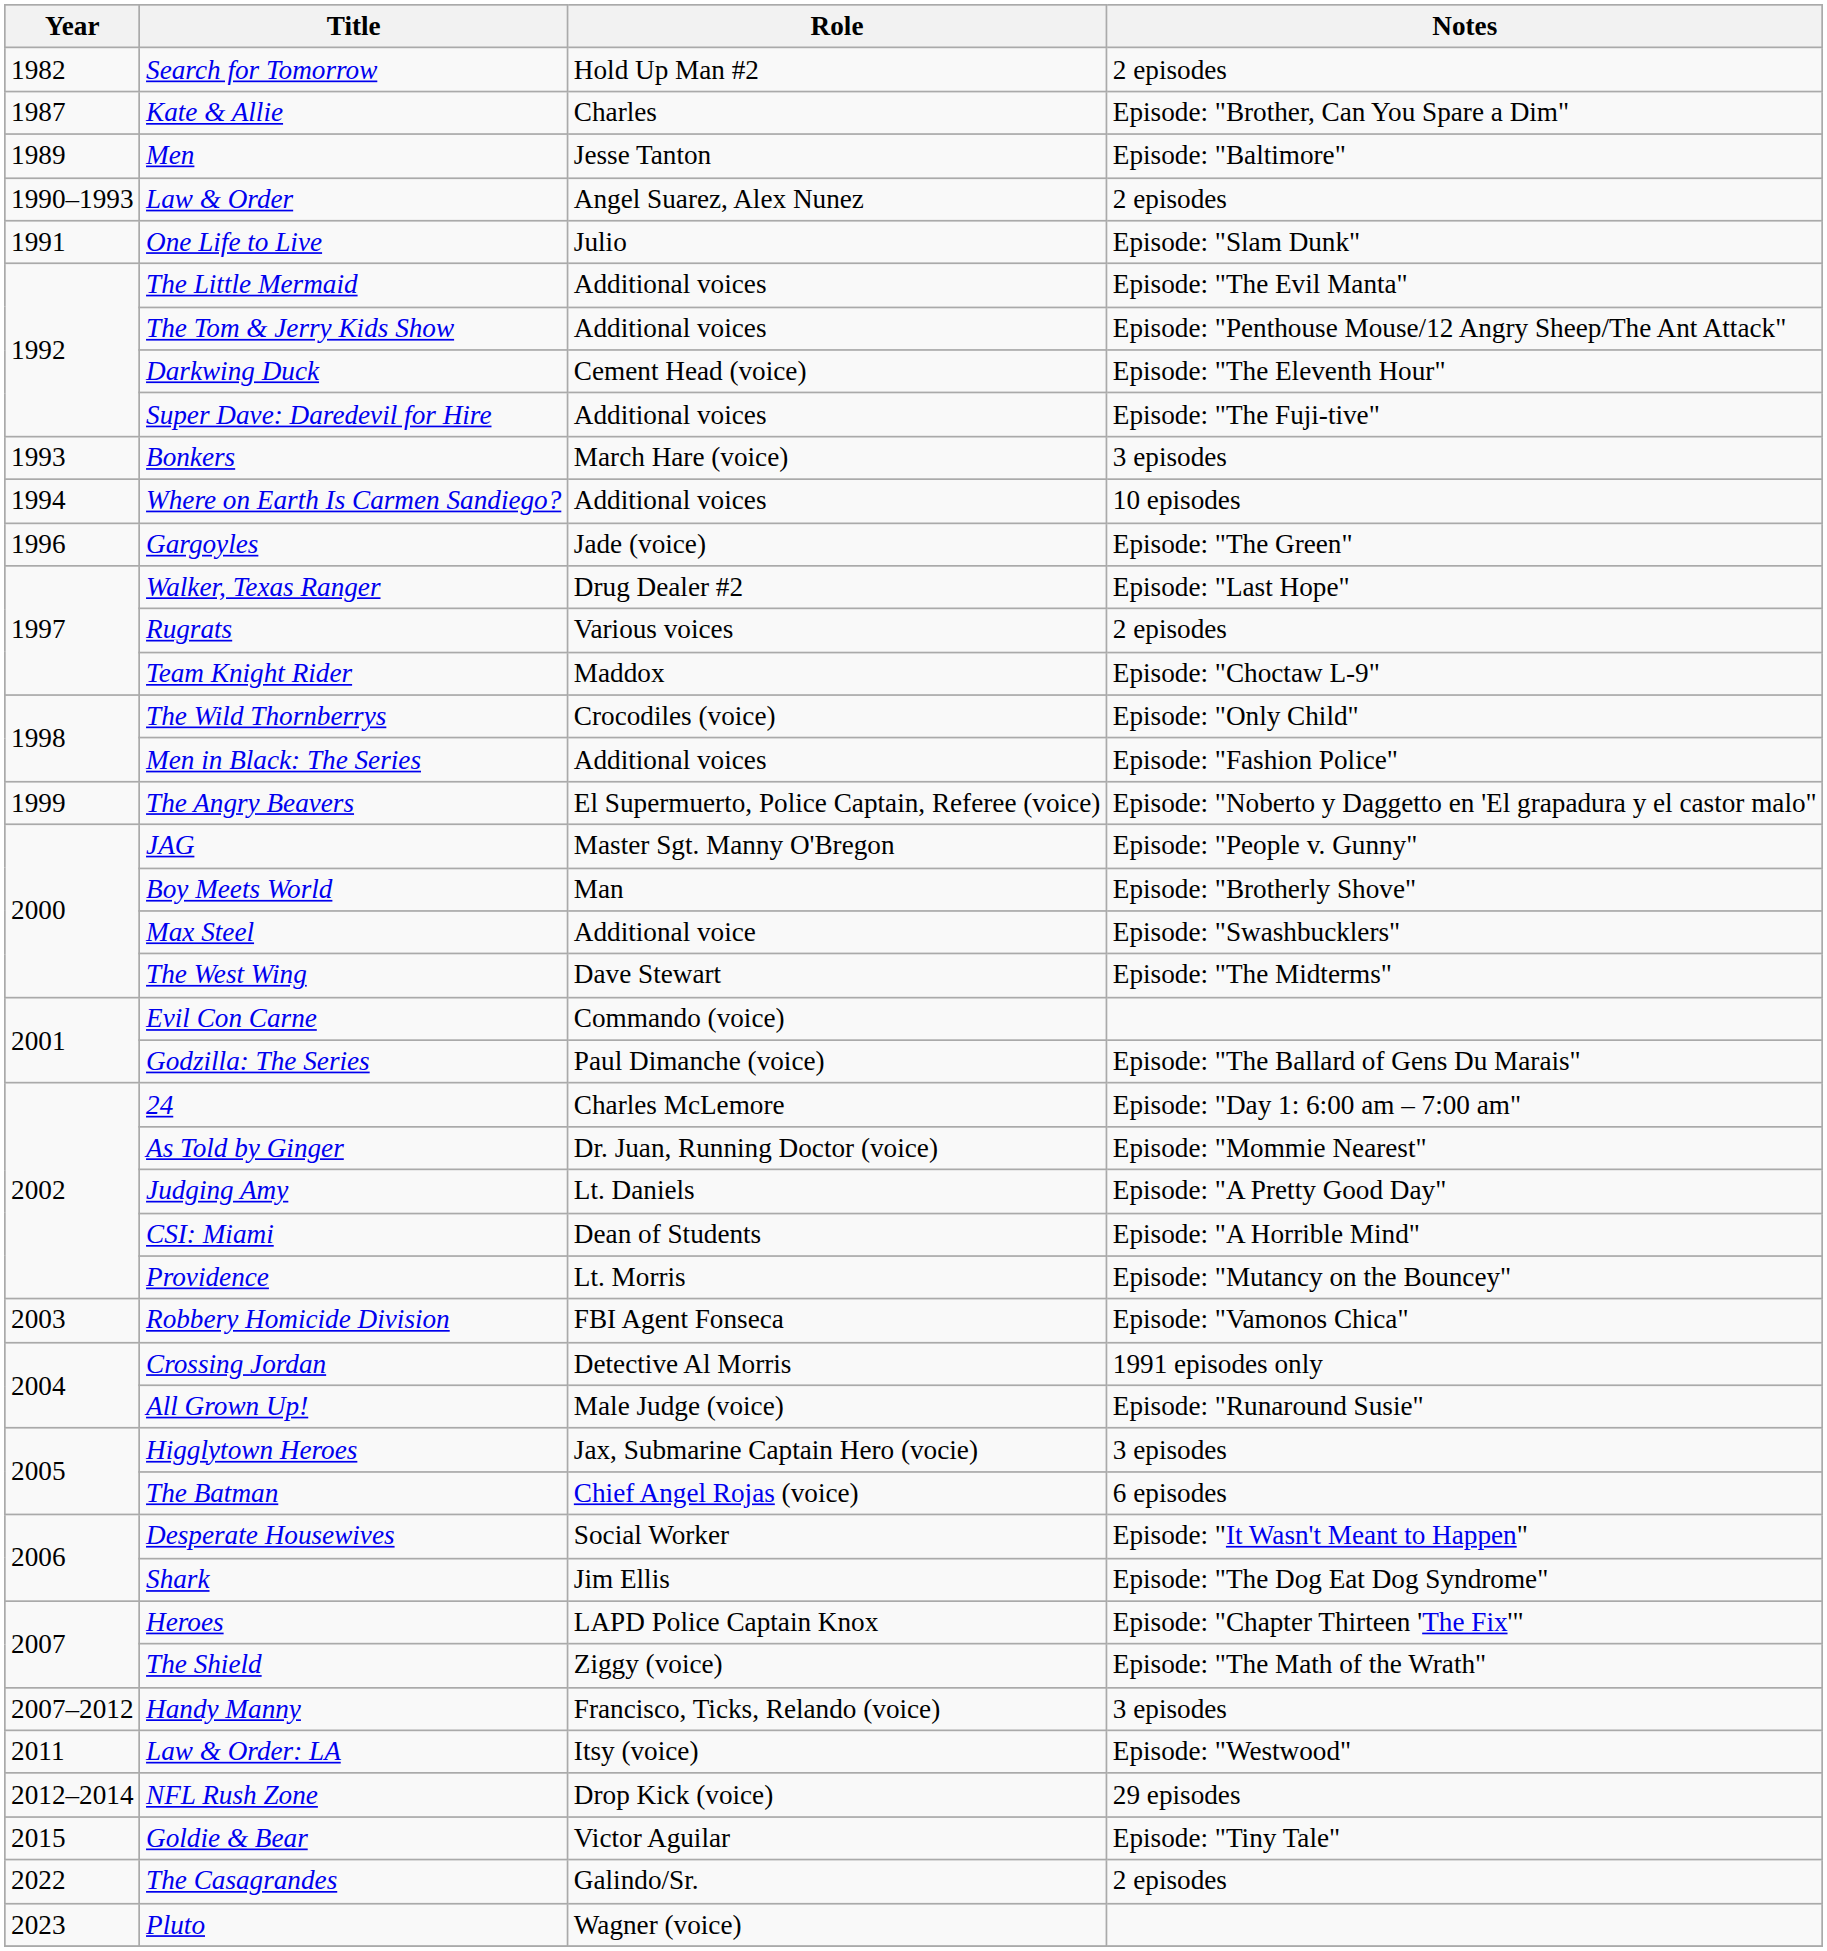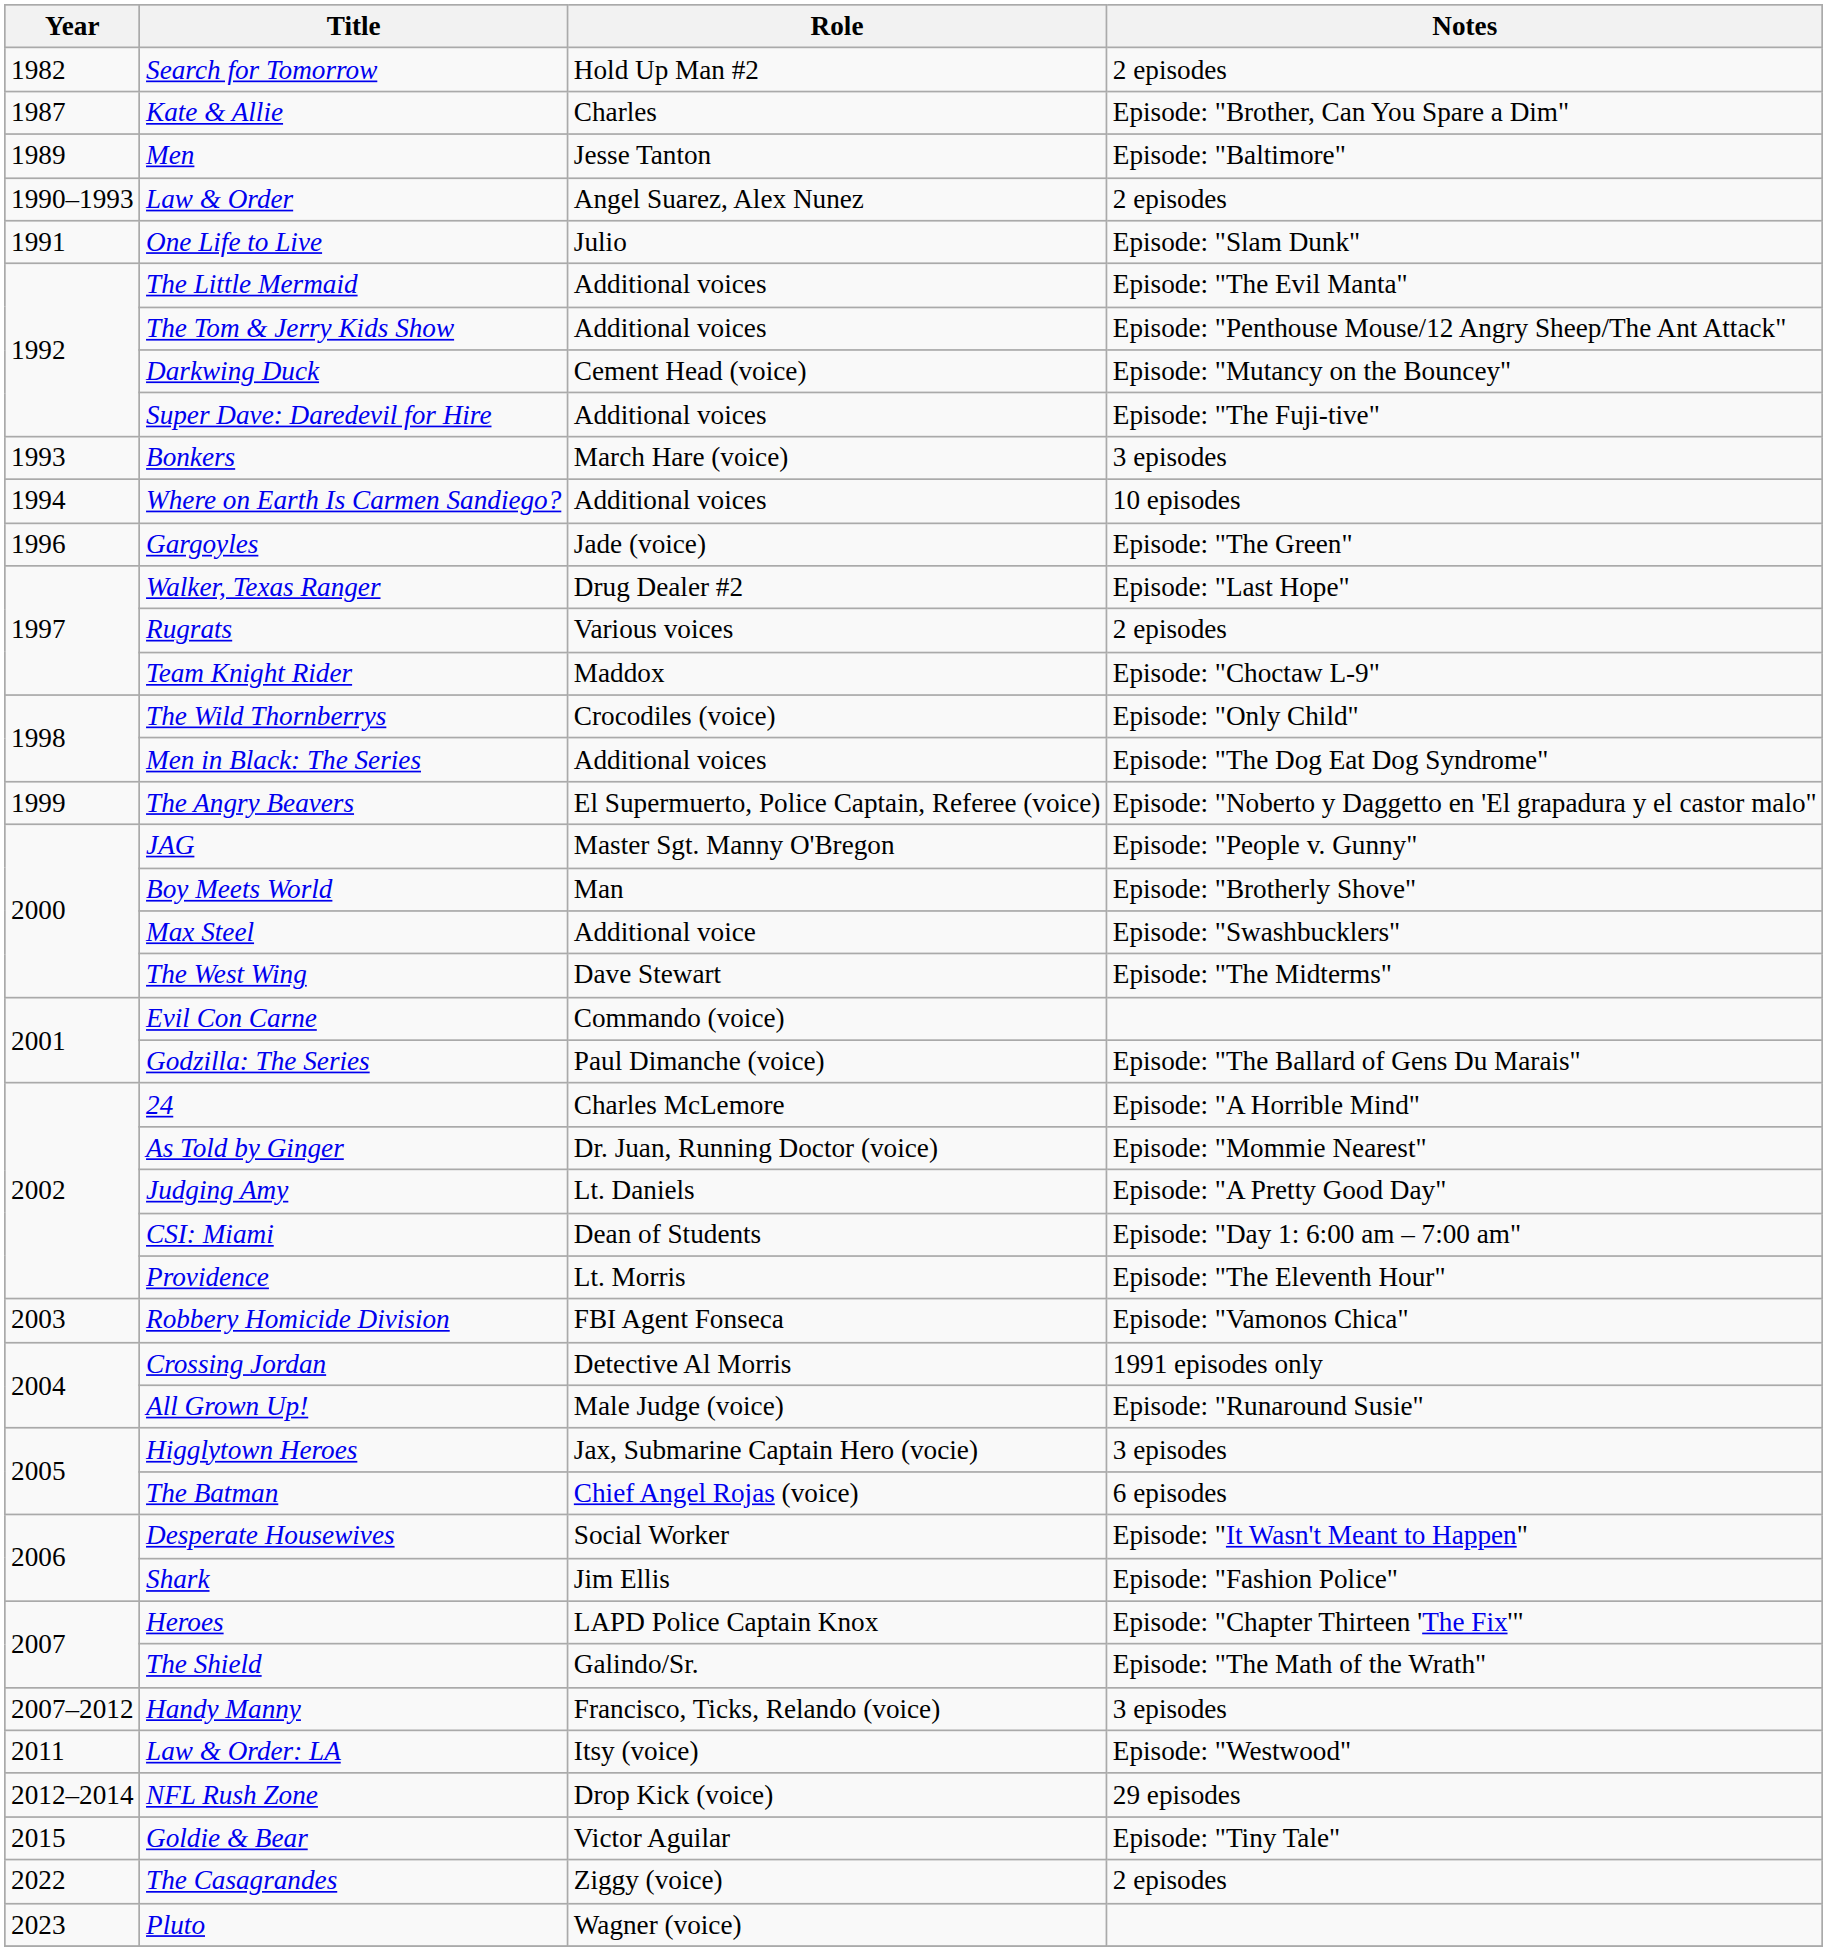(1279, 371) Episode: "The Eleventh Hour" -> (1312, 371) Episode: "Mutancy on the Bouncey"
(1255, 759) Episode: "Fashion Police" -> (1331, 759) Episode: "The Dog Eat Dog Syndrome"
(1317, 1104) Episode: "Day 1: 6:00 am – 7:00 am" -> (1266, 1104) Episode: "A Horrible Mind"
(1266, 1233) Episode: "A Horrible Mind" -> (1317, 1233) Episode: "Day 1: 6:00 am – 7:00 am"
(1312, 1277) Episode: "Mutancy on the Bouncey" -> (1279, 1277) Episode: "The Eleventh Hour"
(1331, 1579) Episode: "The Dog Eat Dog Syndrome" -> (1255, 1579) Episode: "Fashion Police"
(648, 1665) Ziggy (voice) -> (636, 1665) Galindo/Sr.
(636, 1880) Galindo/Sr. -> (648, 1880) Ziggy (voice)
